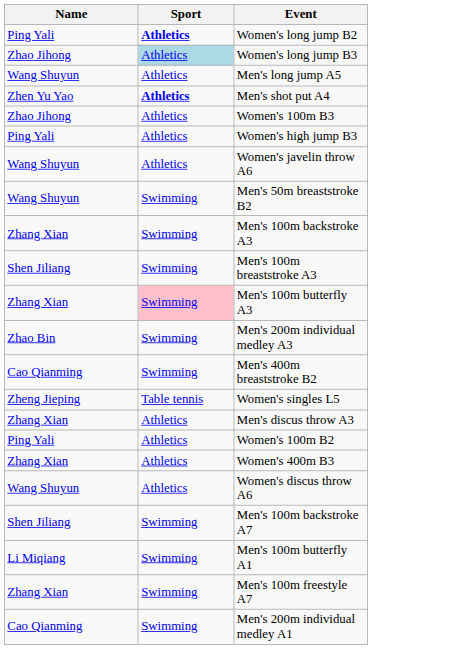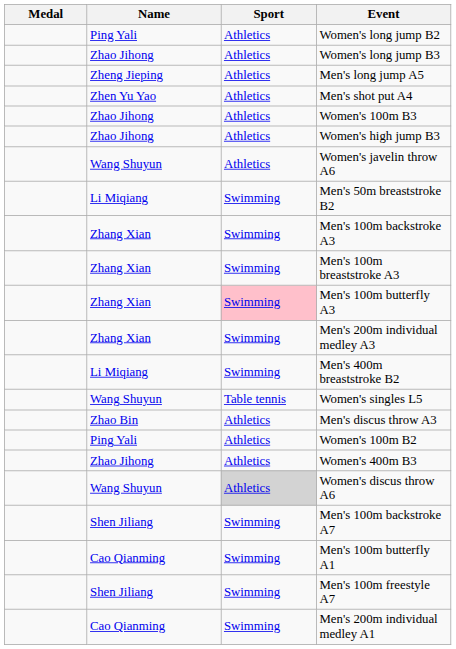+ column: (46, 14)
(165, 34) bold -> (247, 34) normal
(164, 55) lightblue background -> (247, 55) no background
(43, 75) Wang Shuyun -> (126, 75) Zheng Jieping
(165, 95) bold -> (247, 95) normal
(31, 136) Ping Yali -> (122, 136) Zhao Jihong
(43, 198) Wang Shuyun -> (119, 198) Li Miqiang
(39, 268) Shen Jiliang -> (120, 268) Zhang Xian
(31, 337) Zhao Bin -> (120, 337) Zhang Xian
(45, 372) Cao Qianming -> (119, 372) Li Miqiang
(44, 399) Zheng Jieping -> (126, 399) Wang Shuyun
(38, 419) Zhang Xian -> (114, 419) Zhao Bin
(38, 460) Zhang Xian -> (122, 460) Zhao Jihong
(164, 488) no background -> (247, 488) lightgrey background
(36, 557) Li Miqiang -> (128, 557) Cao Qianming
(38, 592) Zhang Xian -> (122, 592) Shen Jiliang
